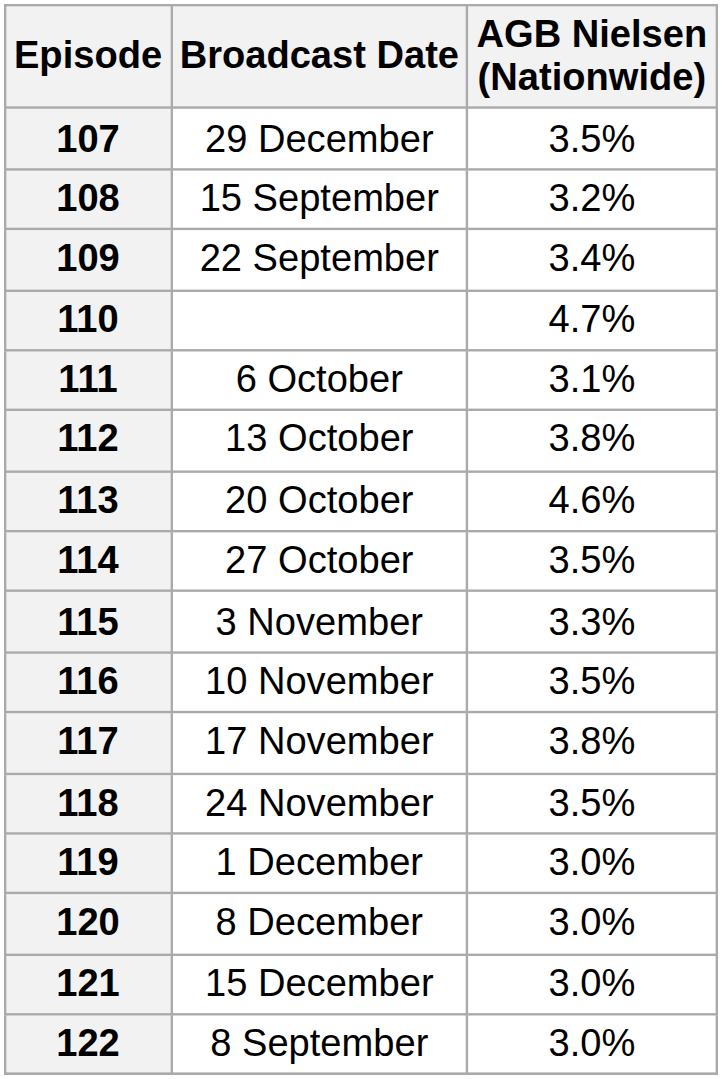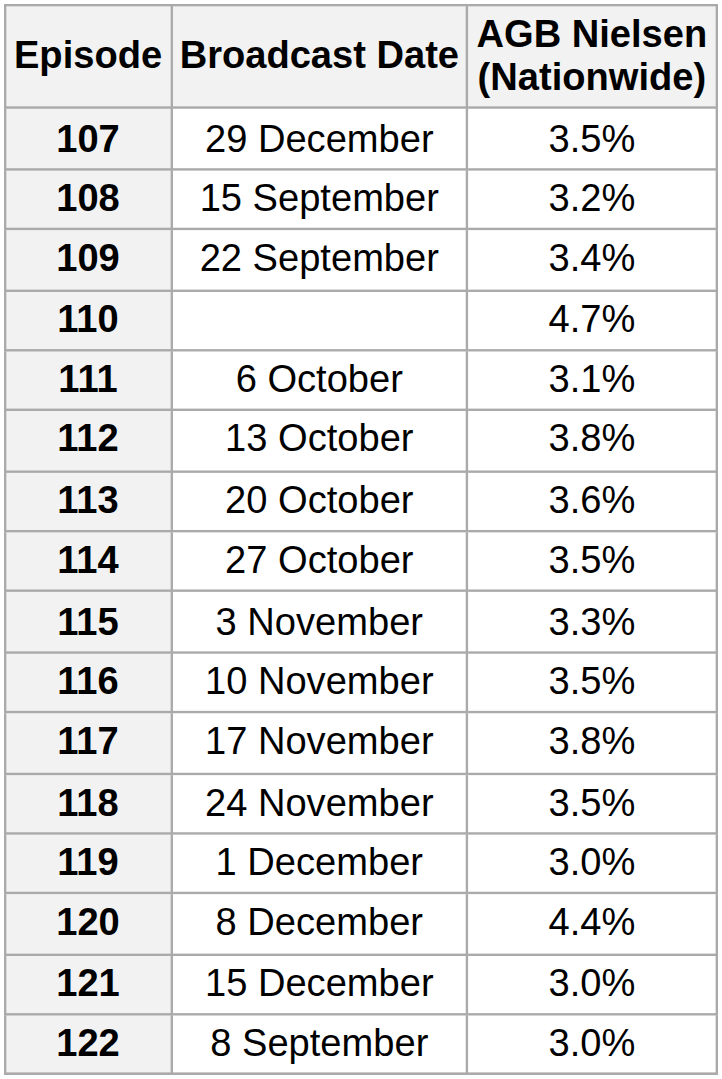(592, 500) 4.6% -> (592, 500) 3.6%
(592, 923) 3.0% -> (592, 923) 4.4%
